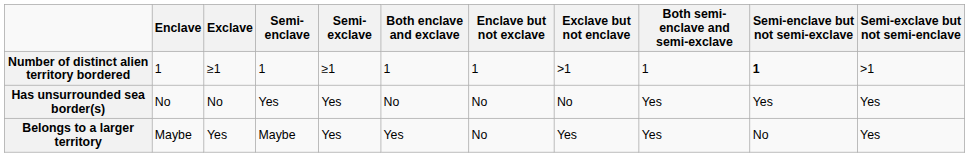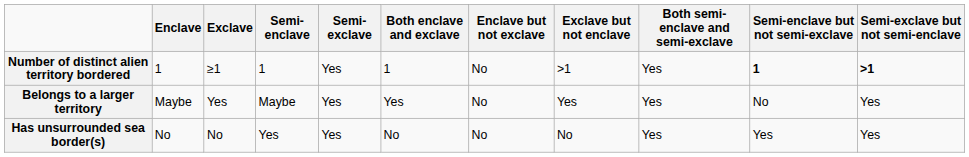(328, 68) ≥1 -> (331, 68) Yes
(475, 68) 1 -> (479, 68) No
(645, 68) 1 -> (652, 68) Yes
(867, 68) normal -> (867, 68) bold
rows swapped: (78, 135) <-> (78, 101)
